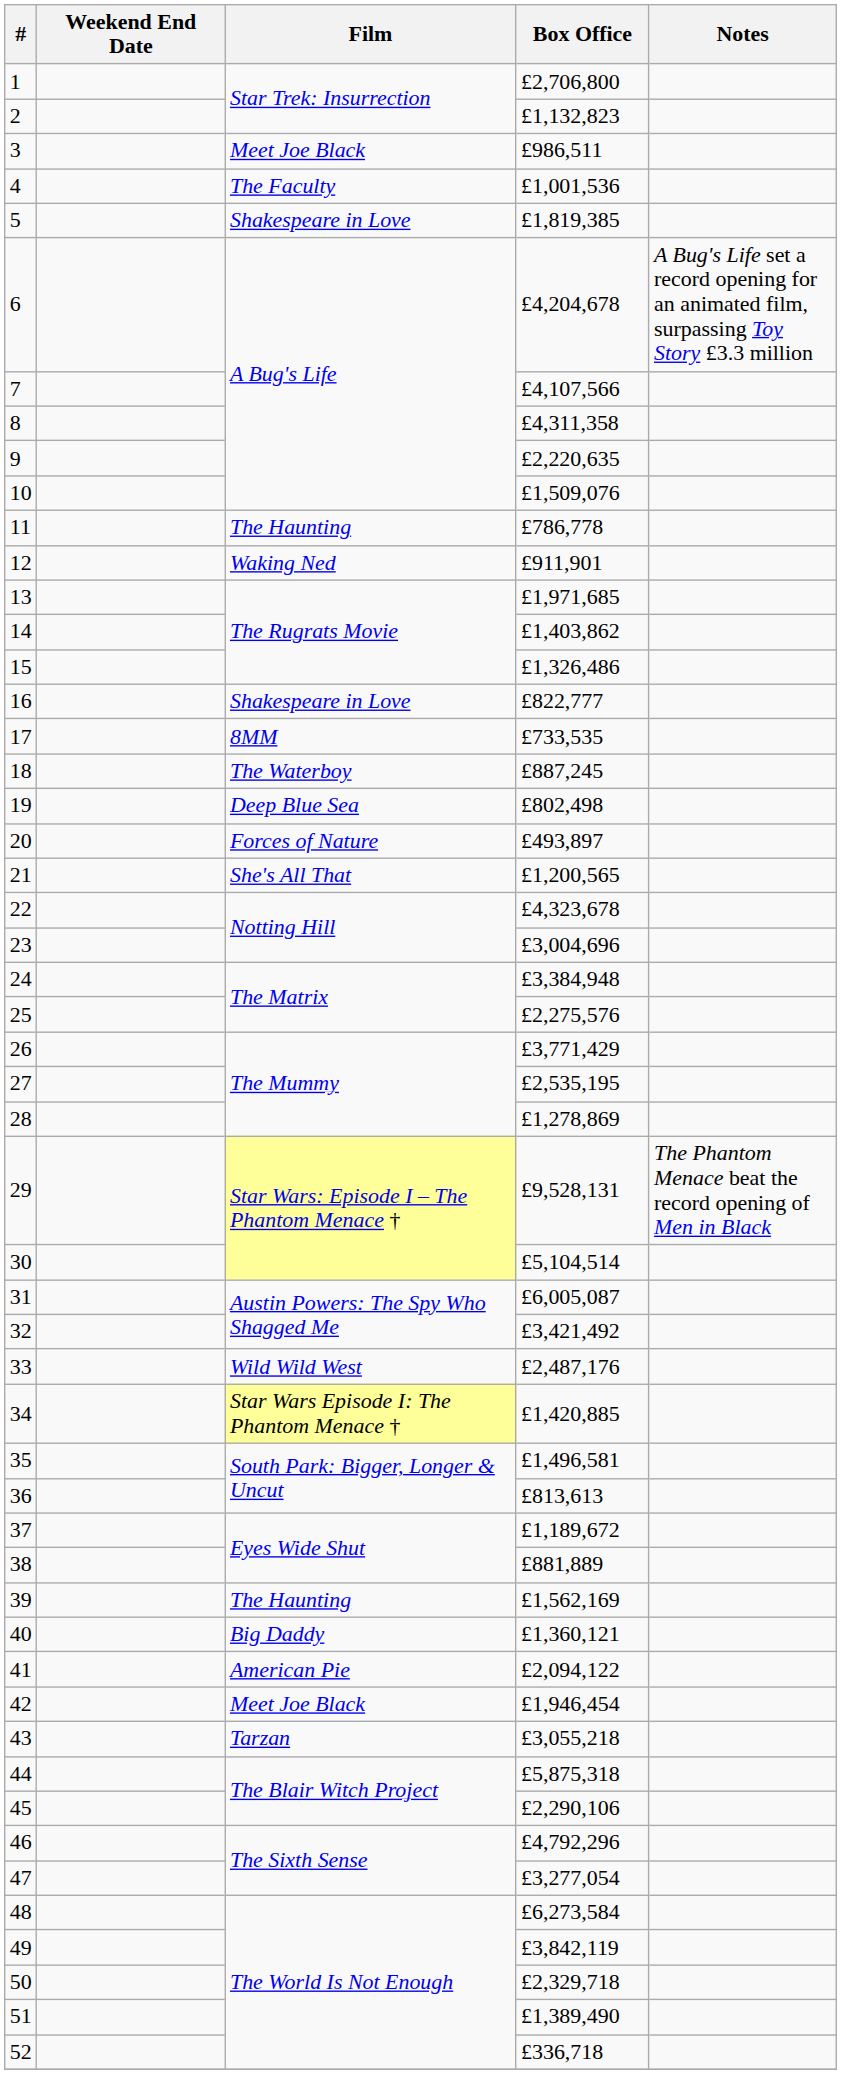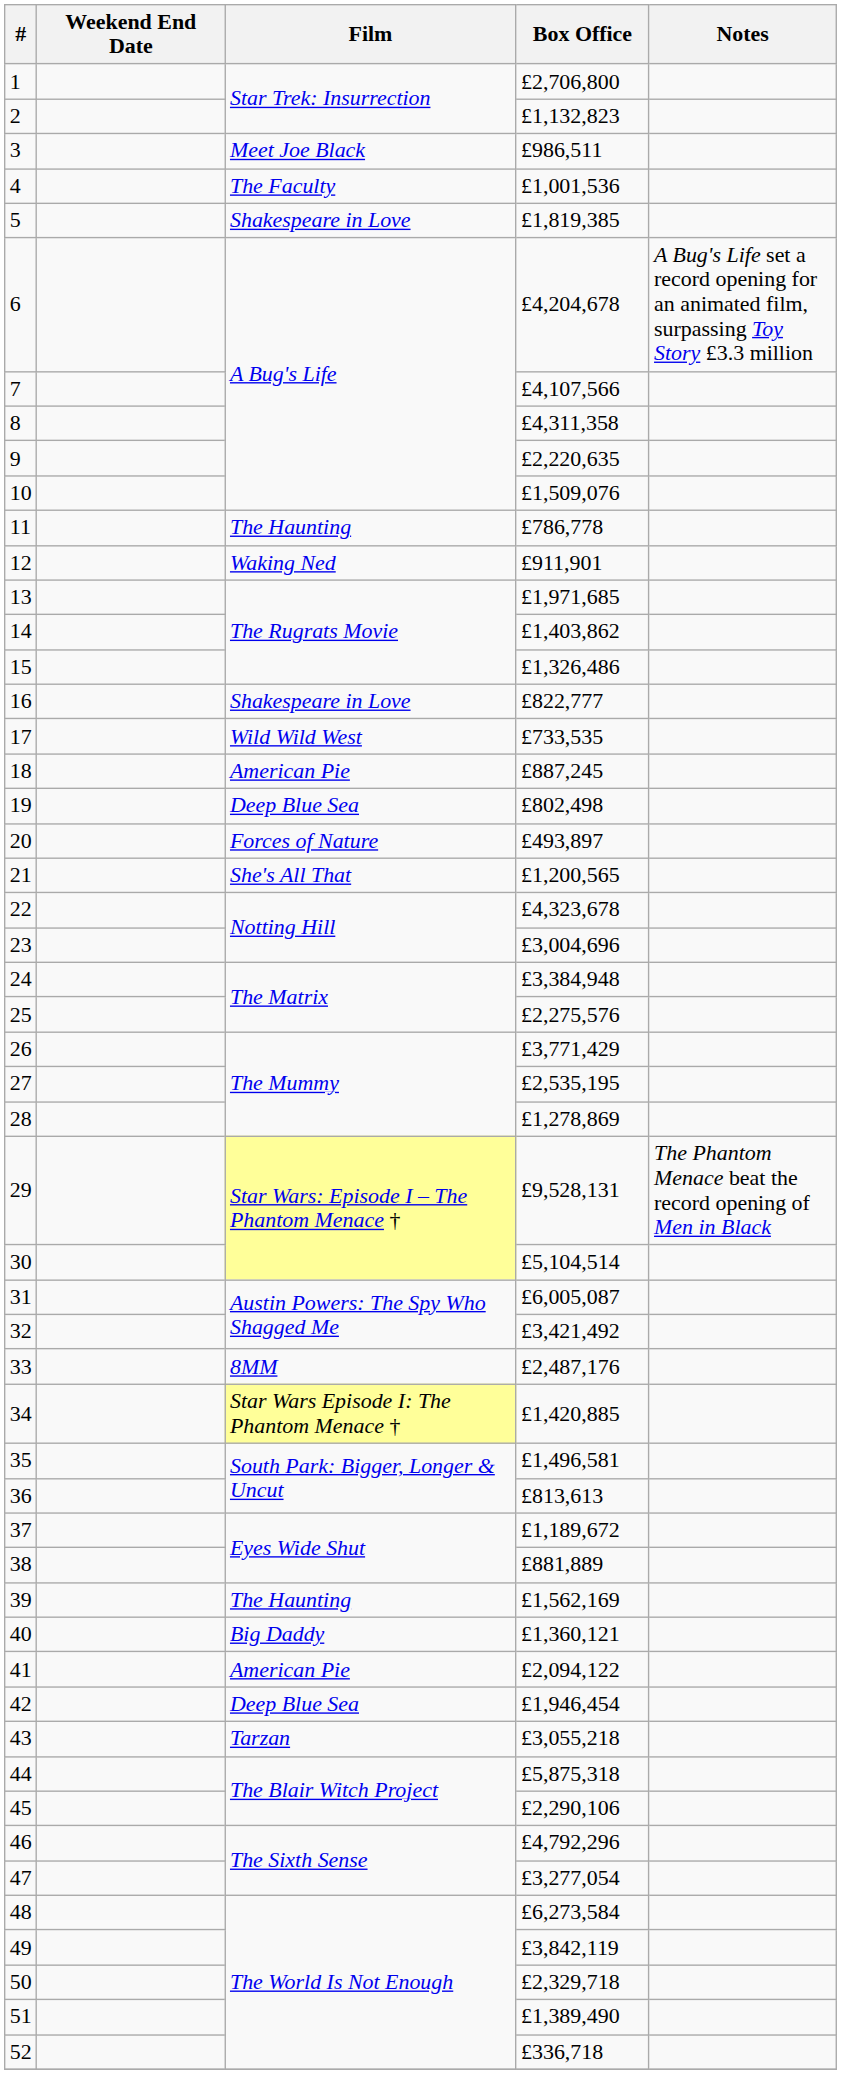(254, 736) 8MM -> (296, 736) Wild Wild West
(291, 770) The Waterboy -> (290, 770) American Pie
(296, 1366) Wild Wild West -> (254, 1366) 8MM
(298, 1703) Meet Joe Black -> (294, 1703) Deep Blue Sea
